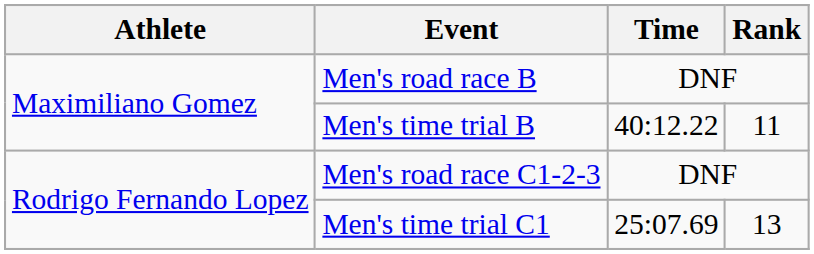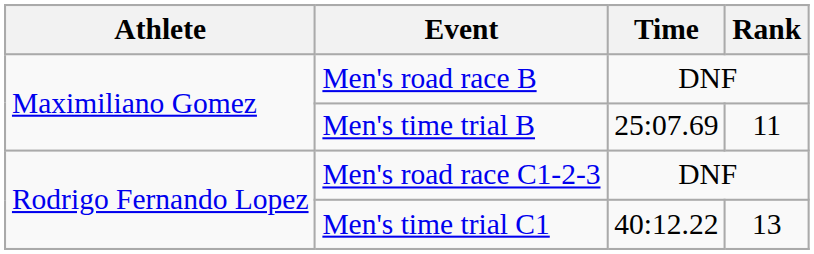(666, 126) 40:12.22 -> (666, 126) 25:07.69
(666, 223) 25:07.69 -> (666, 223) 40:12.22
